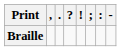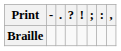columns swapped: (51, 15) <-> (111, 15)
